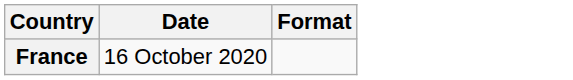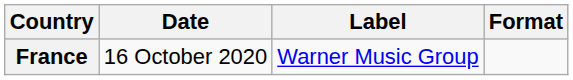+ column: (378, 21)
